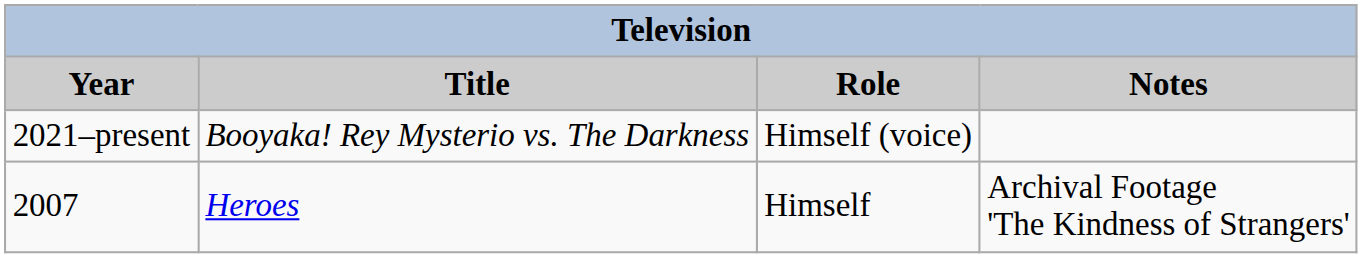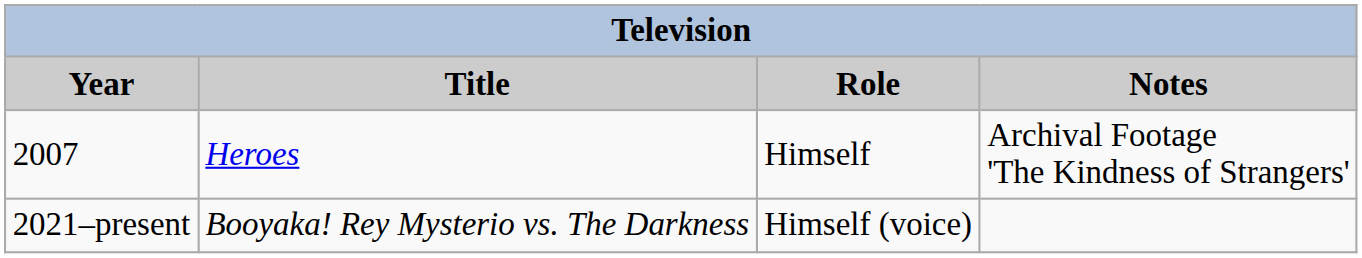rows swapped: (46, 205) <-> (101, 135)
